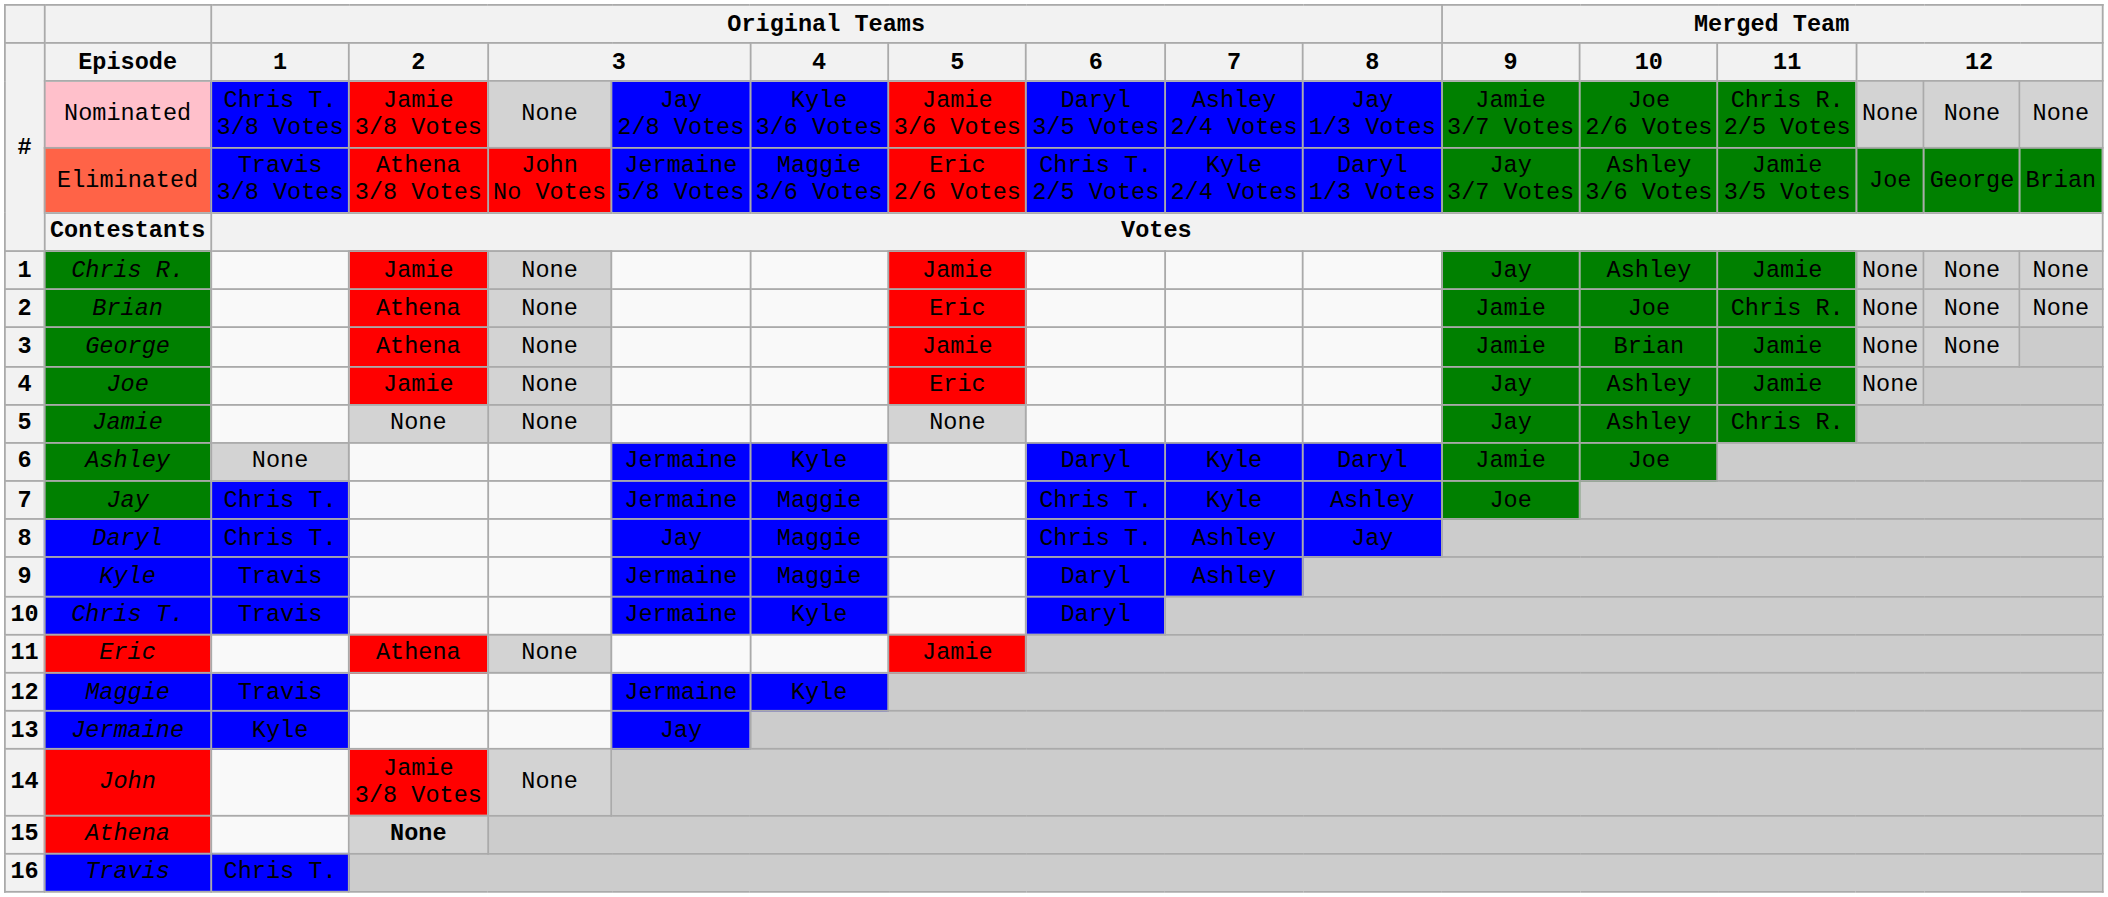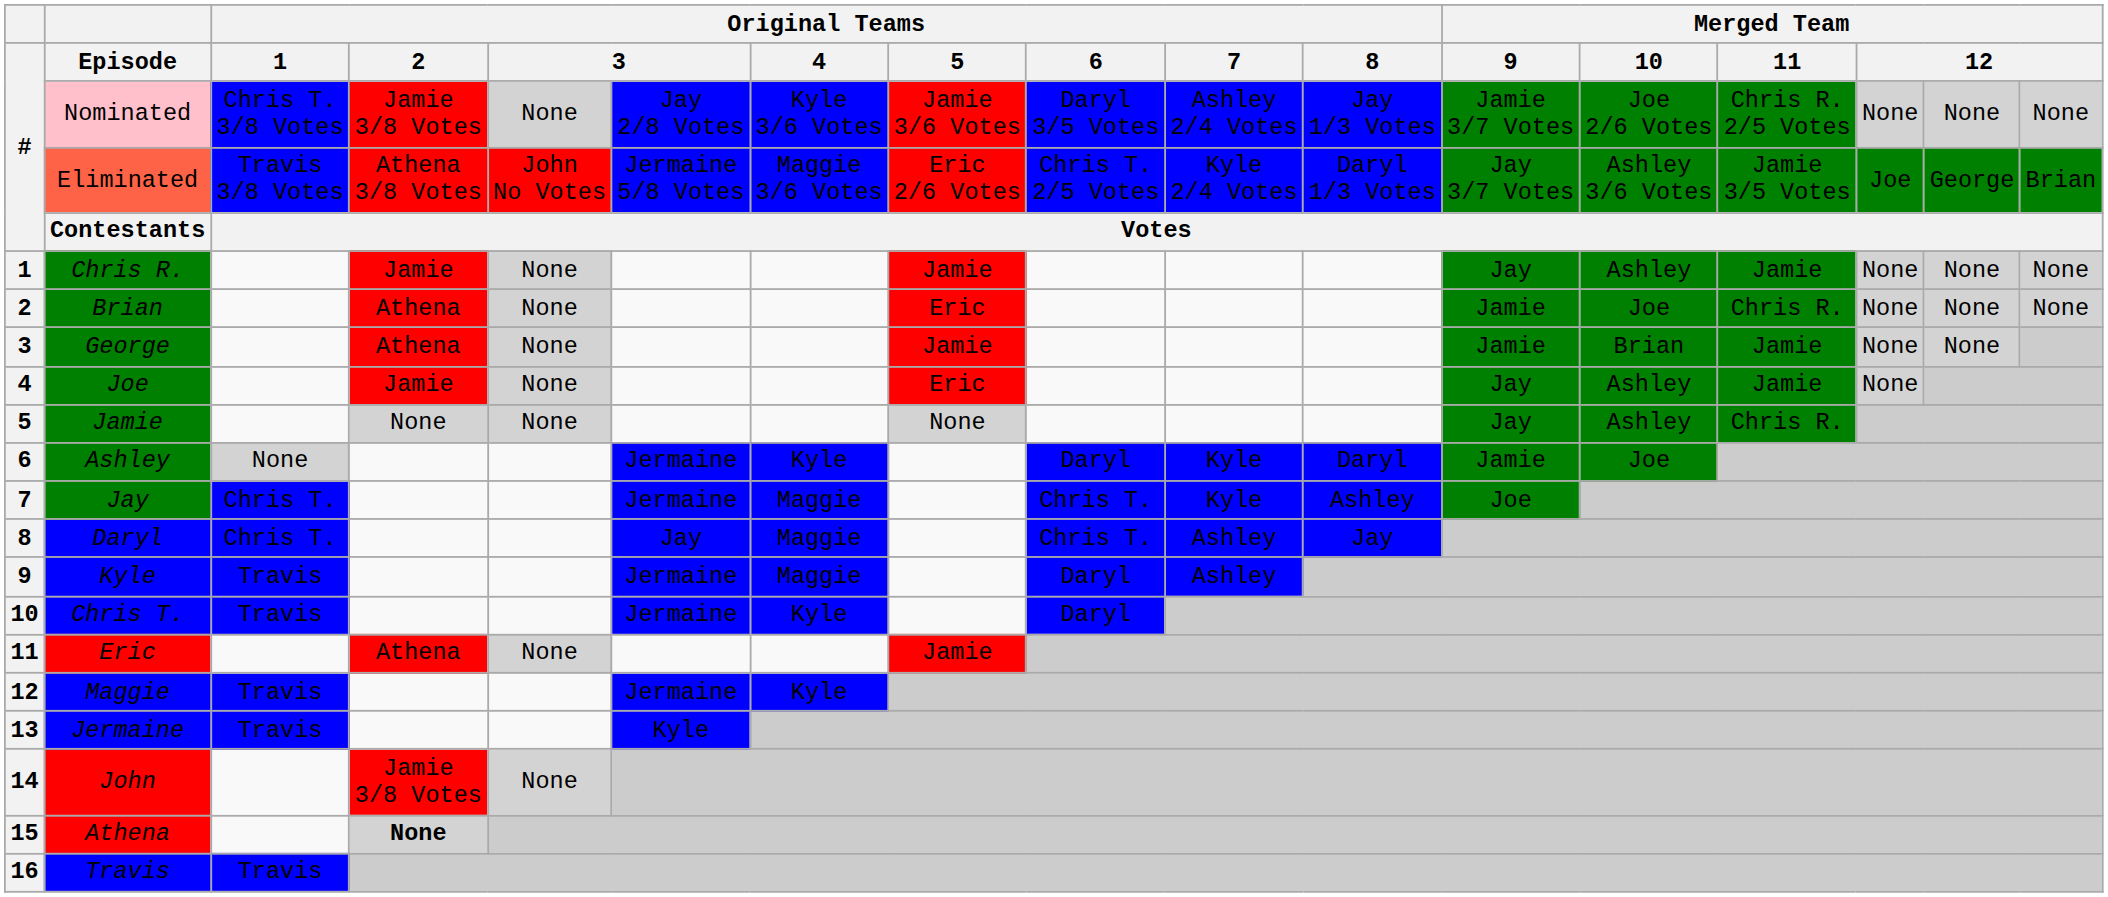(280, 730) Kyle -> (280, 730) Travis
(681, 730) Jay -> (681, 730) Kyle
(280, 873) Chris T. -> (280, 873) Travis
